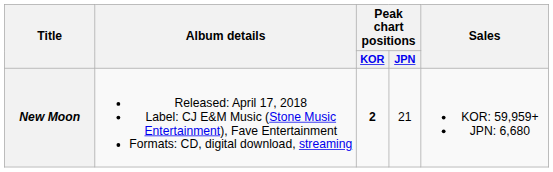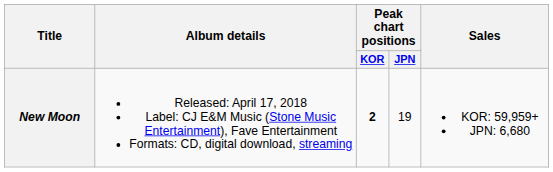(405, 117) 21 -> (405, 117) 19
